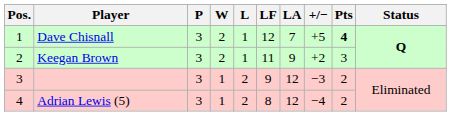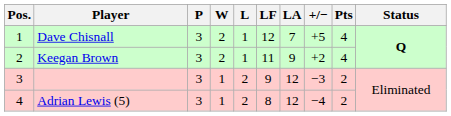(344, 36) bold -> (344, 36) normal
(344, 57) 3 -> (344, 57) 4
